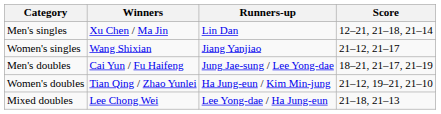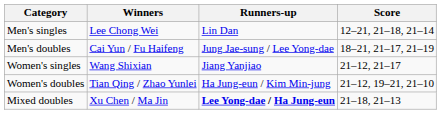(129, 30) Xu Chen / Ma Jin -> (124, 30) Lee Chong Wei
rows swapped: (44, 48) <-> (39, 65)
(124, 100) Lee Chong Wei -> (129, 100) Xu Chen / Ma Jin
(265, 100) normal -> (268, 100) bold
